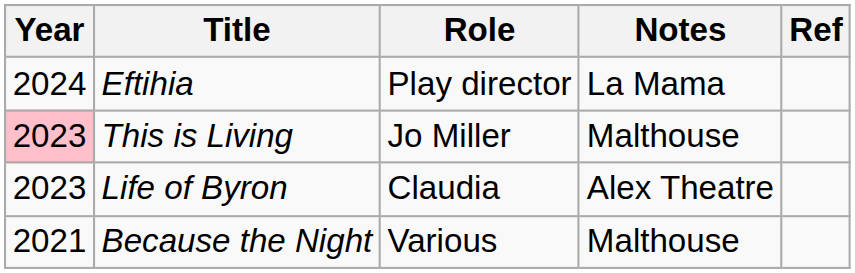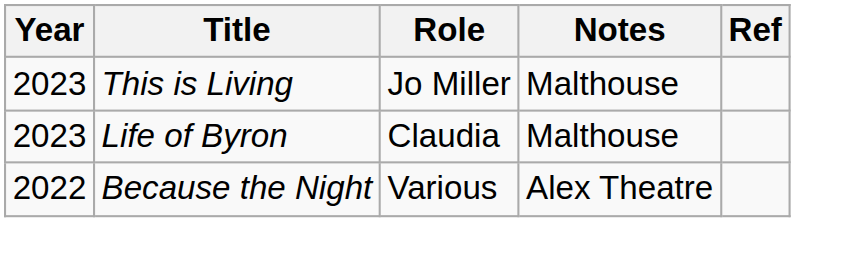- row: (148, 83)
(50, 135) pink background -> (50, 83) no background
(680, 188) Alex Theatre -> (603, 135) Malthouse
(50, 240) 2021 -> (50, 188) 2022
(663, 240) Malthouse -> (620, 188) Alex Theatre
